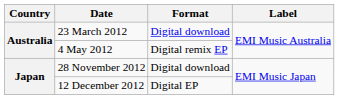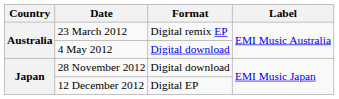(190, 31) Digital download -> (189, 31) Digital remix EP
(189, 49) Digital remix EP -> (190, 49) Digital download
